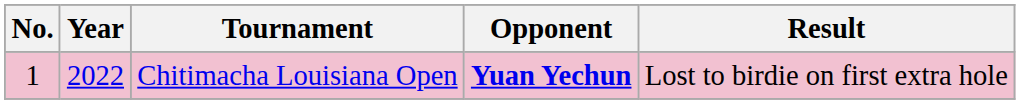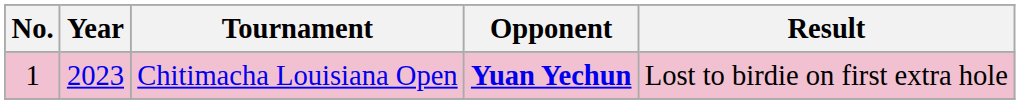(95, 75) 2022 -> (95, 75) 2023
